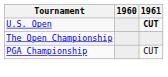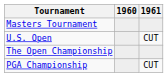+ row: (52, 25)
(151, 25) bold -> (151, 39) normal
